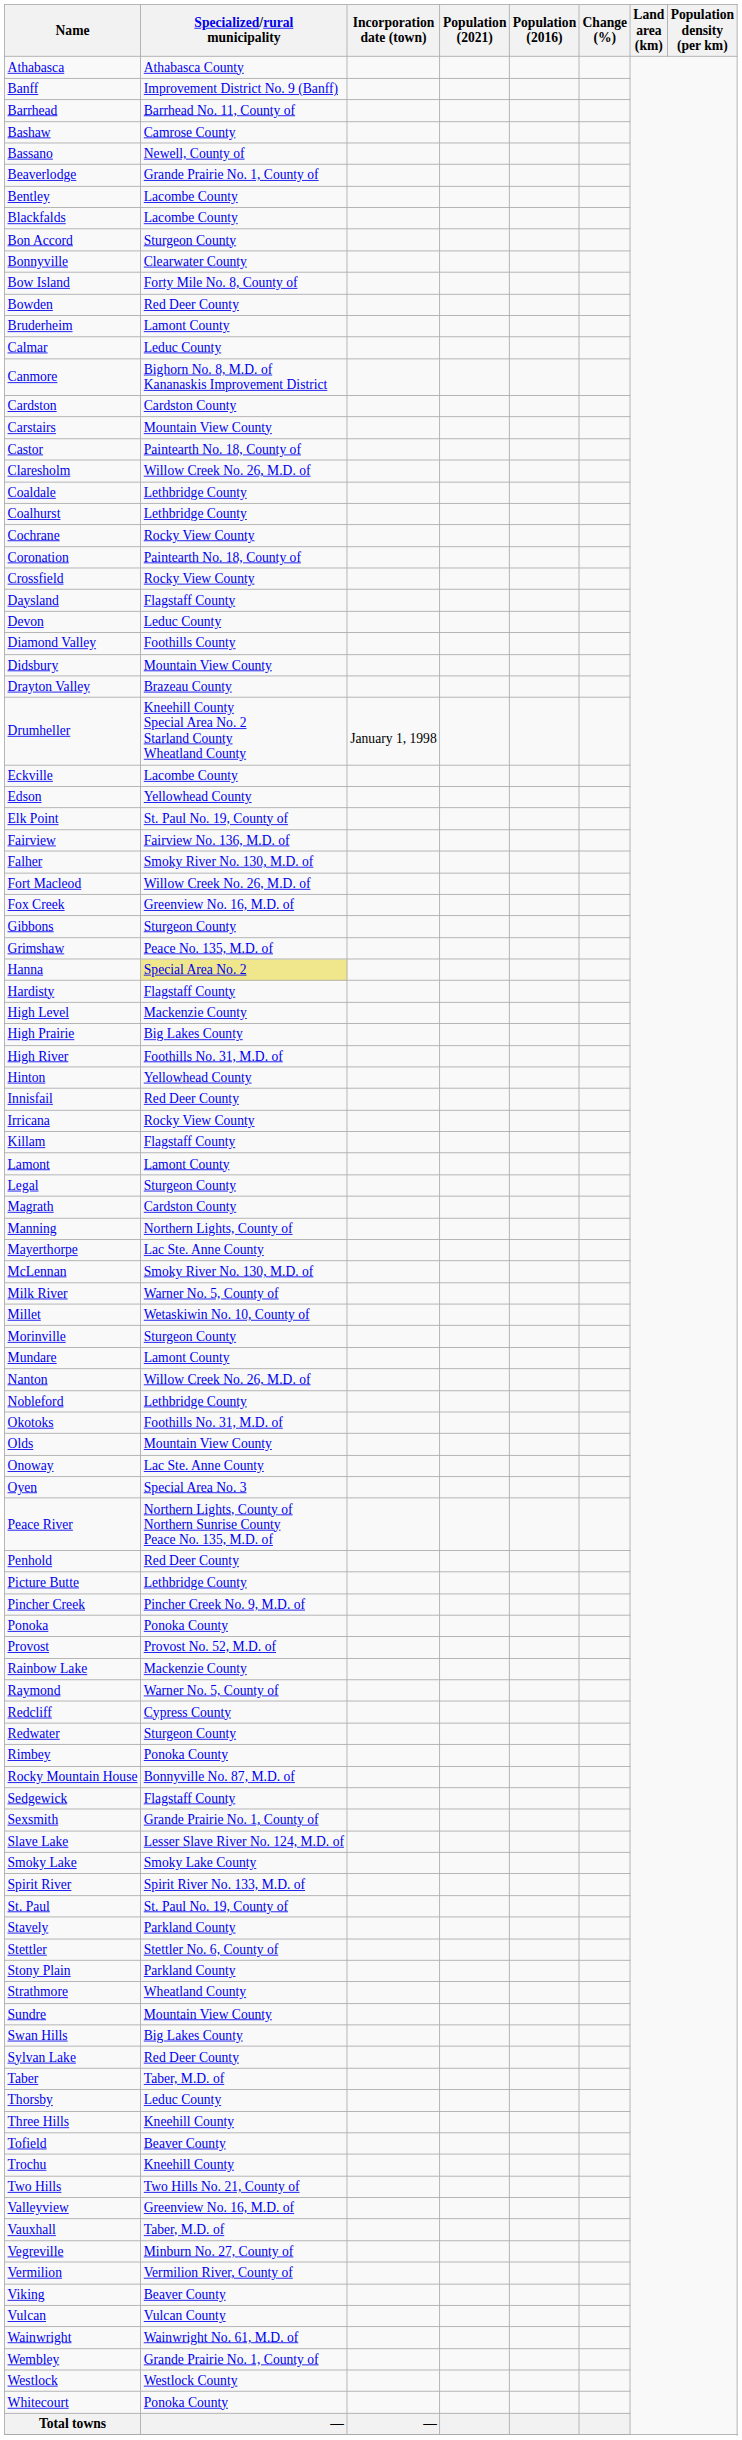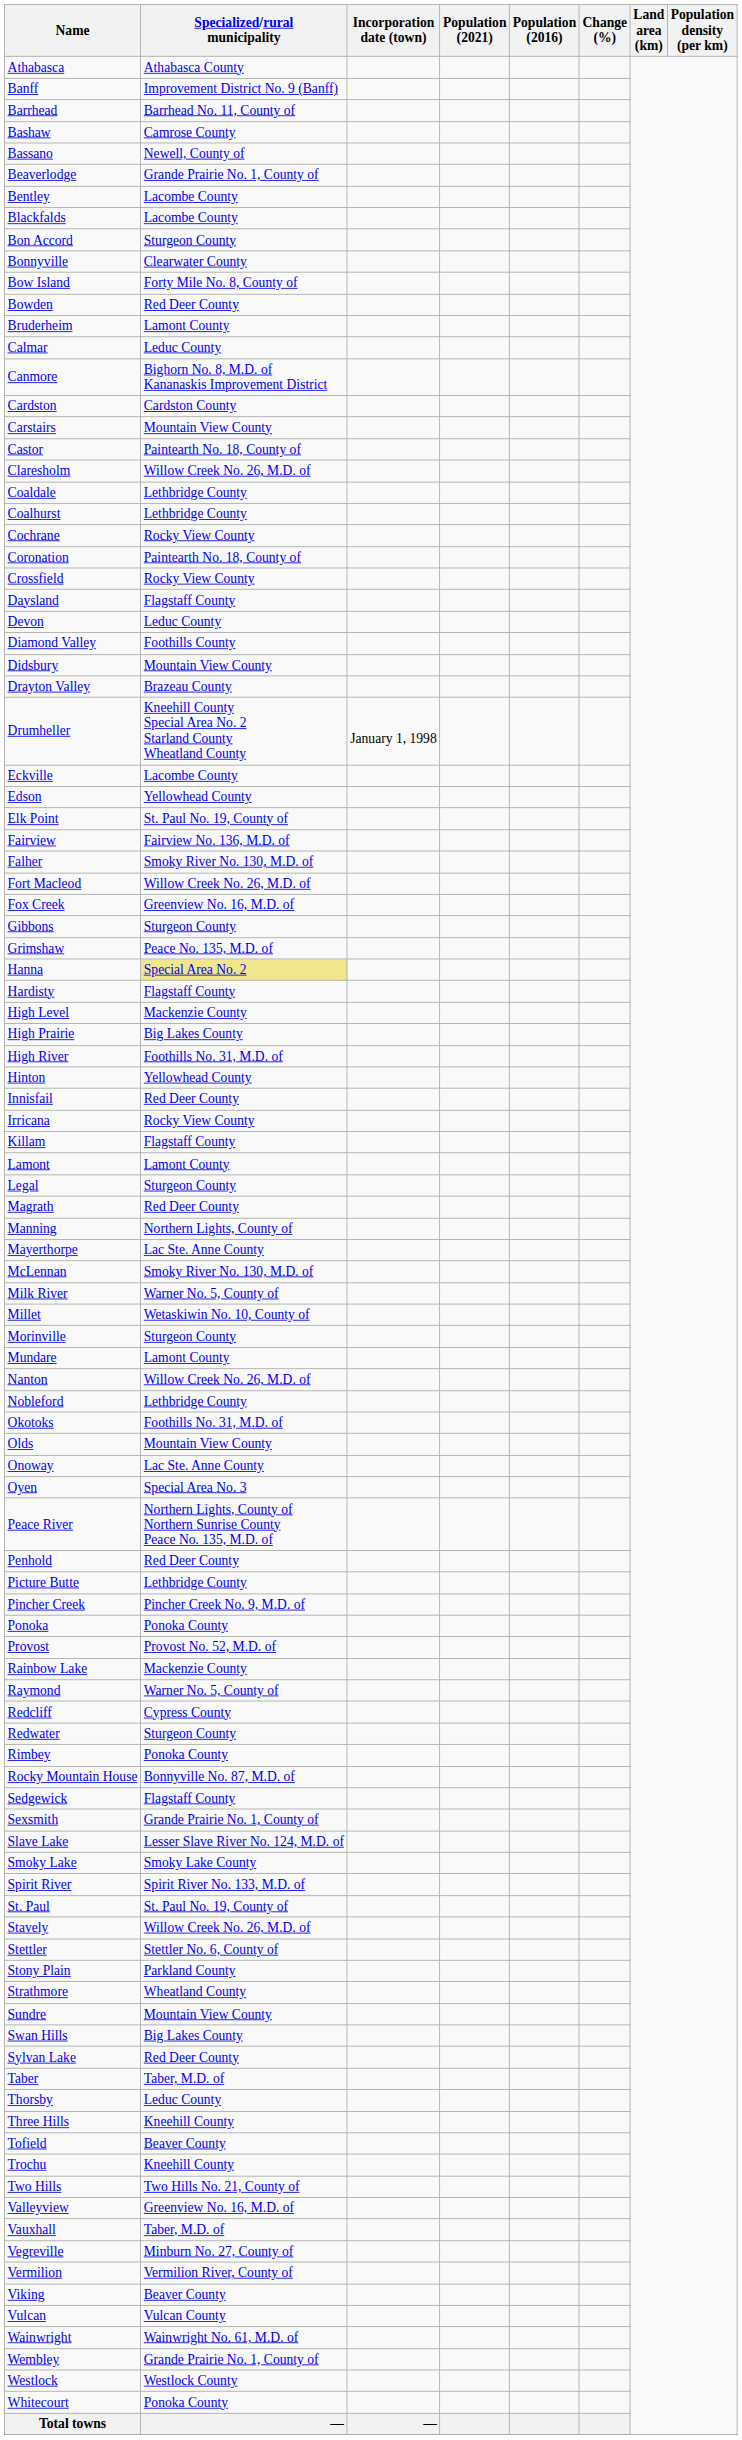(190, 1207) Cardston County -> (191, 1207) Red Deer County
(190, 1927) Parkland County -> (227, 1927) Willow Creek No. 26, M.D. of
